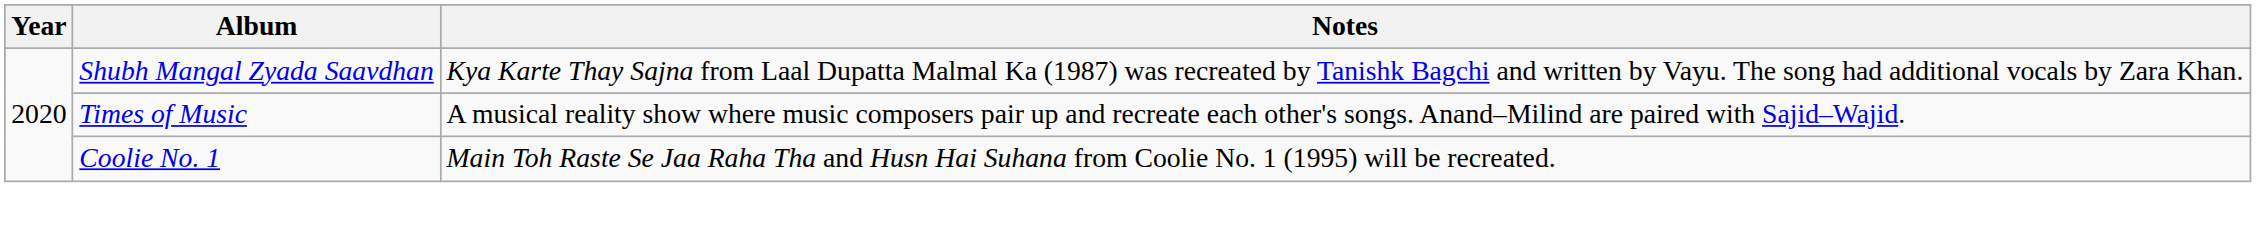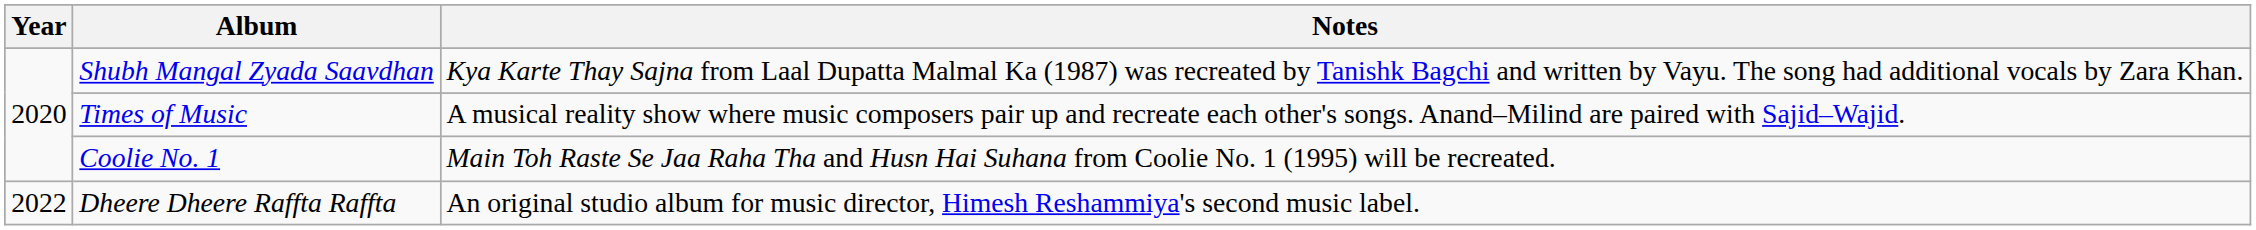+ row: (238, 202)
